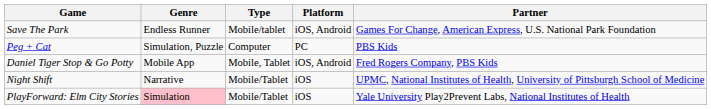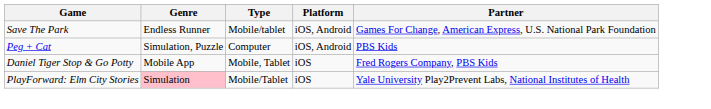(301, 46) PC -> (323, 46) iOS, Android
(323, 63) iOS, Android -> (303, 63) iOS
- row: (30, 79)
